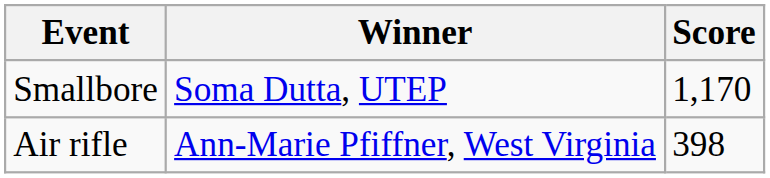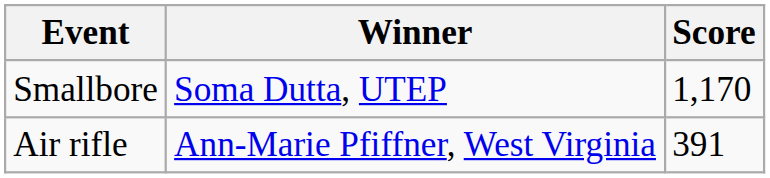(699, 144) 398 -> (699, 144) 391
